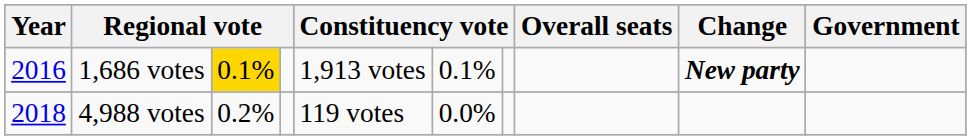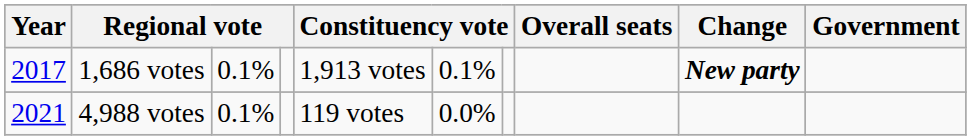(39, 69) 2016 -> (39, 69) 2017
(246, 69) gold background -> (246, 69) no background
(39, 112) 2018 -> (39, 112) 2021
(246, 112) 0.2% -> (246, 112) 0.1%
